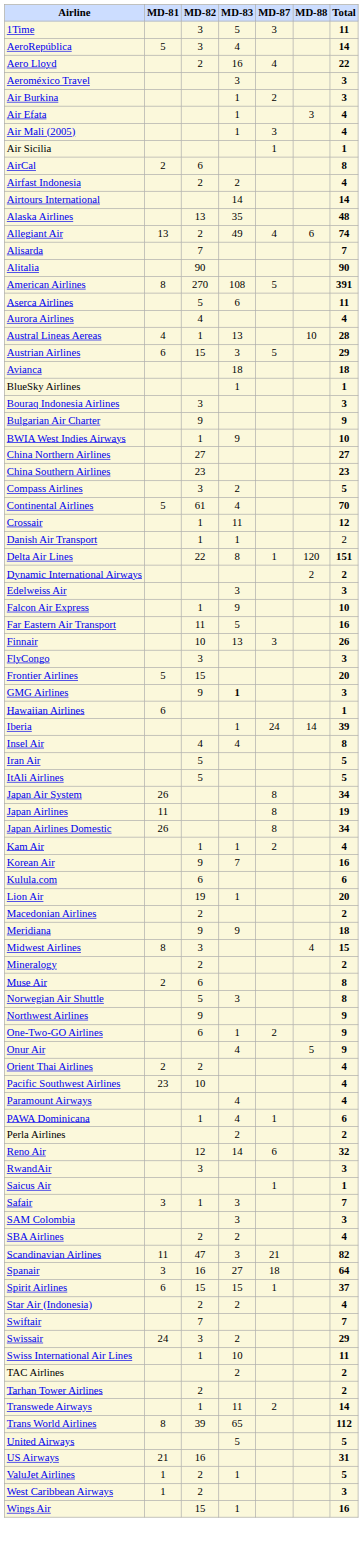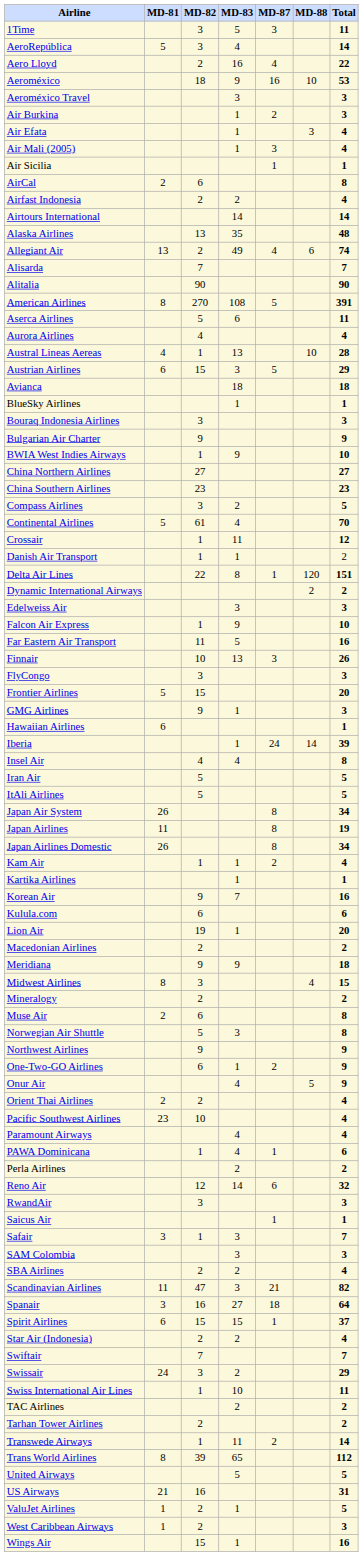+ row: (33, 81)
(237, 693) bold -> (237, 710) normal
+ row: (41, 880)
